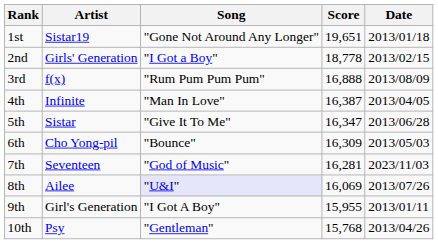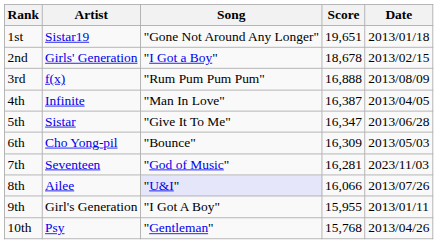(344, 57) 18,778 -> (344, 57) 18,678
(344, 185) 16,069 -> (344, 185) 16,066
